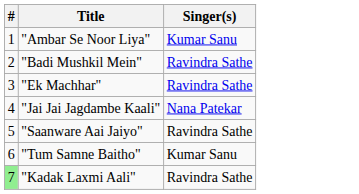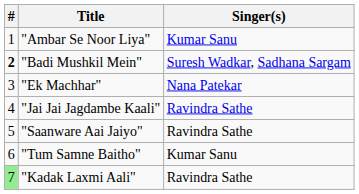(11, 62) normal -> (11, 62) bold
(210, 62) Ravindra Sathe -> (259, 62) Suresh Wadkar, Sadhana Sargam
(210, 85) Ravindra Sathe -> (204, 85) Nana Patekar
(204, 108) Nana Patekar -> (210, 108) Ravindra Sathe
